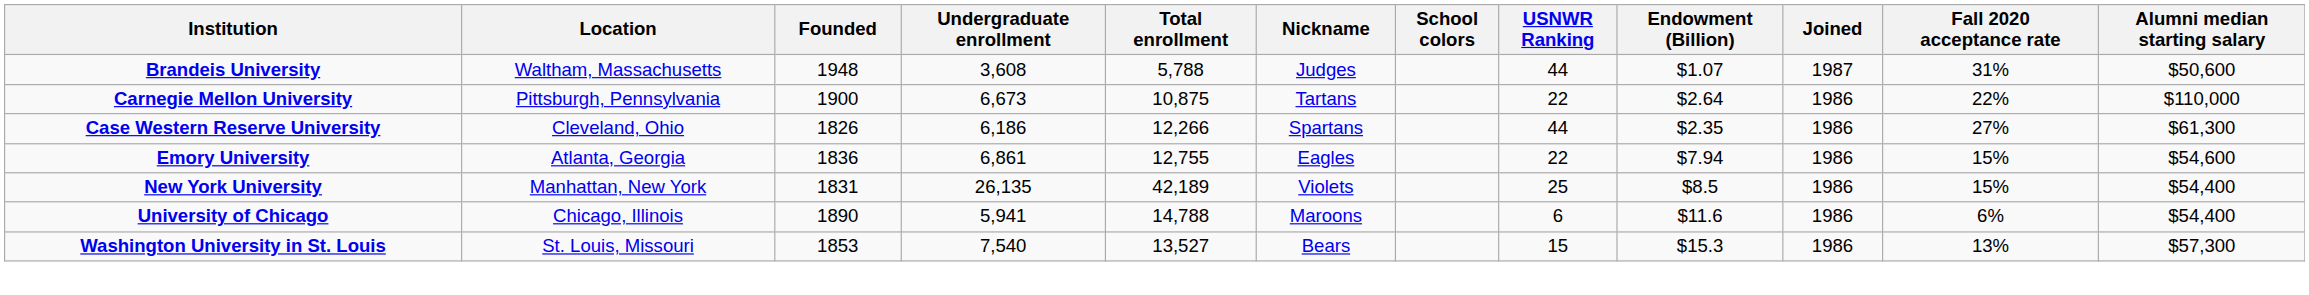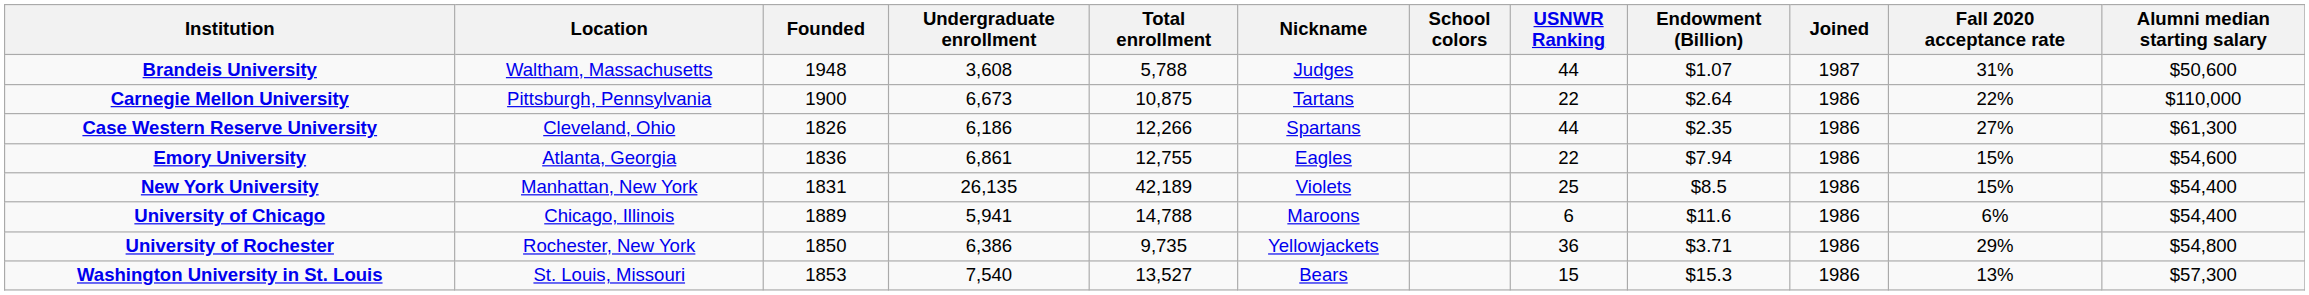(838, 216) 1890 -> (826, 216) 1889
+ row: (230, 246)
